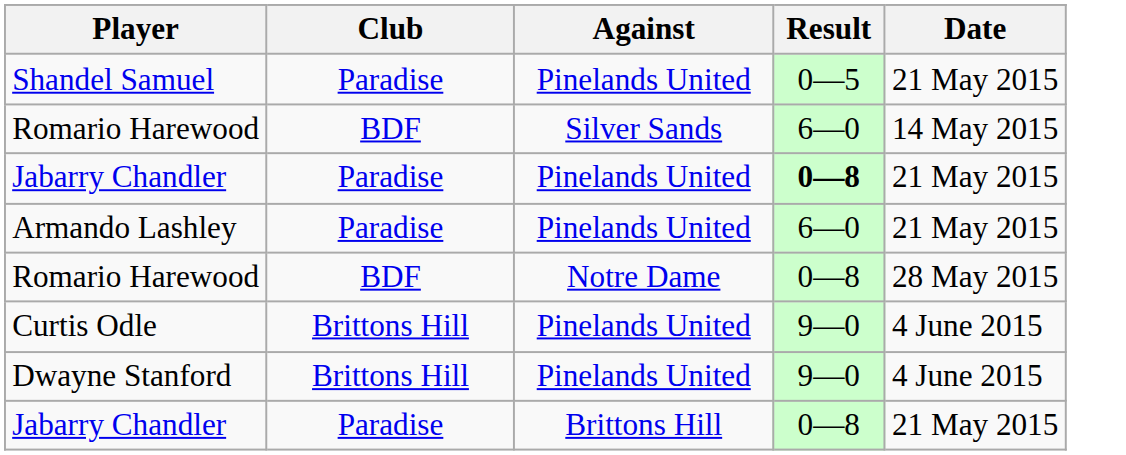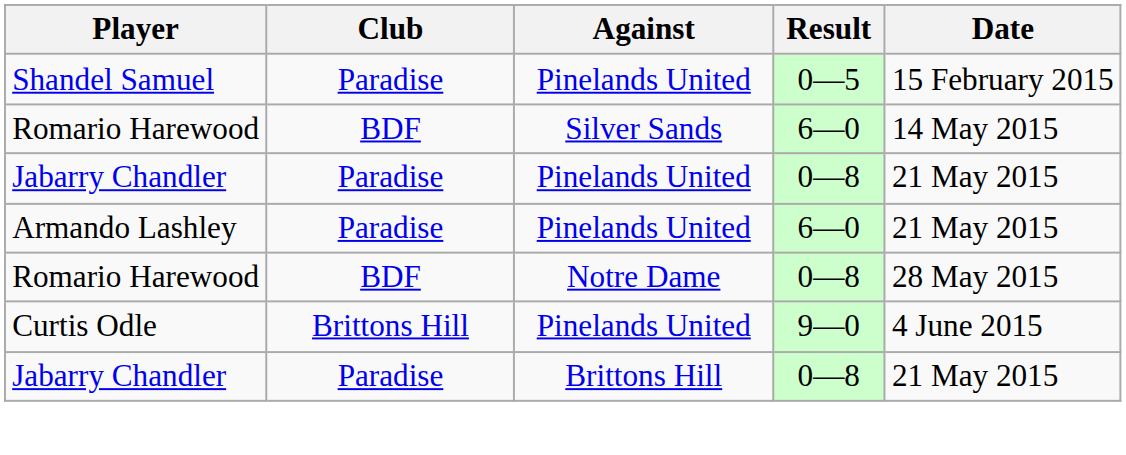(975, 78) 21 May 2015 -> (1003, 78) 15 February 2015
(829, 177) bold -> (829, 177) normal
- row: (122, 375)
